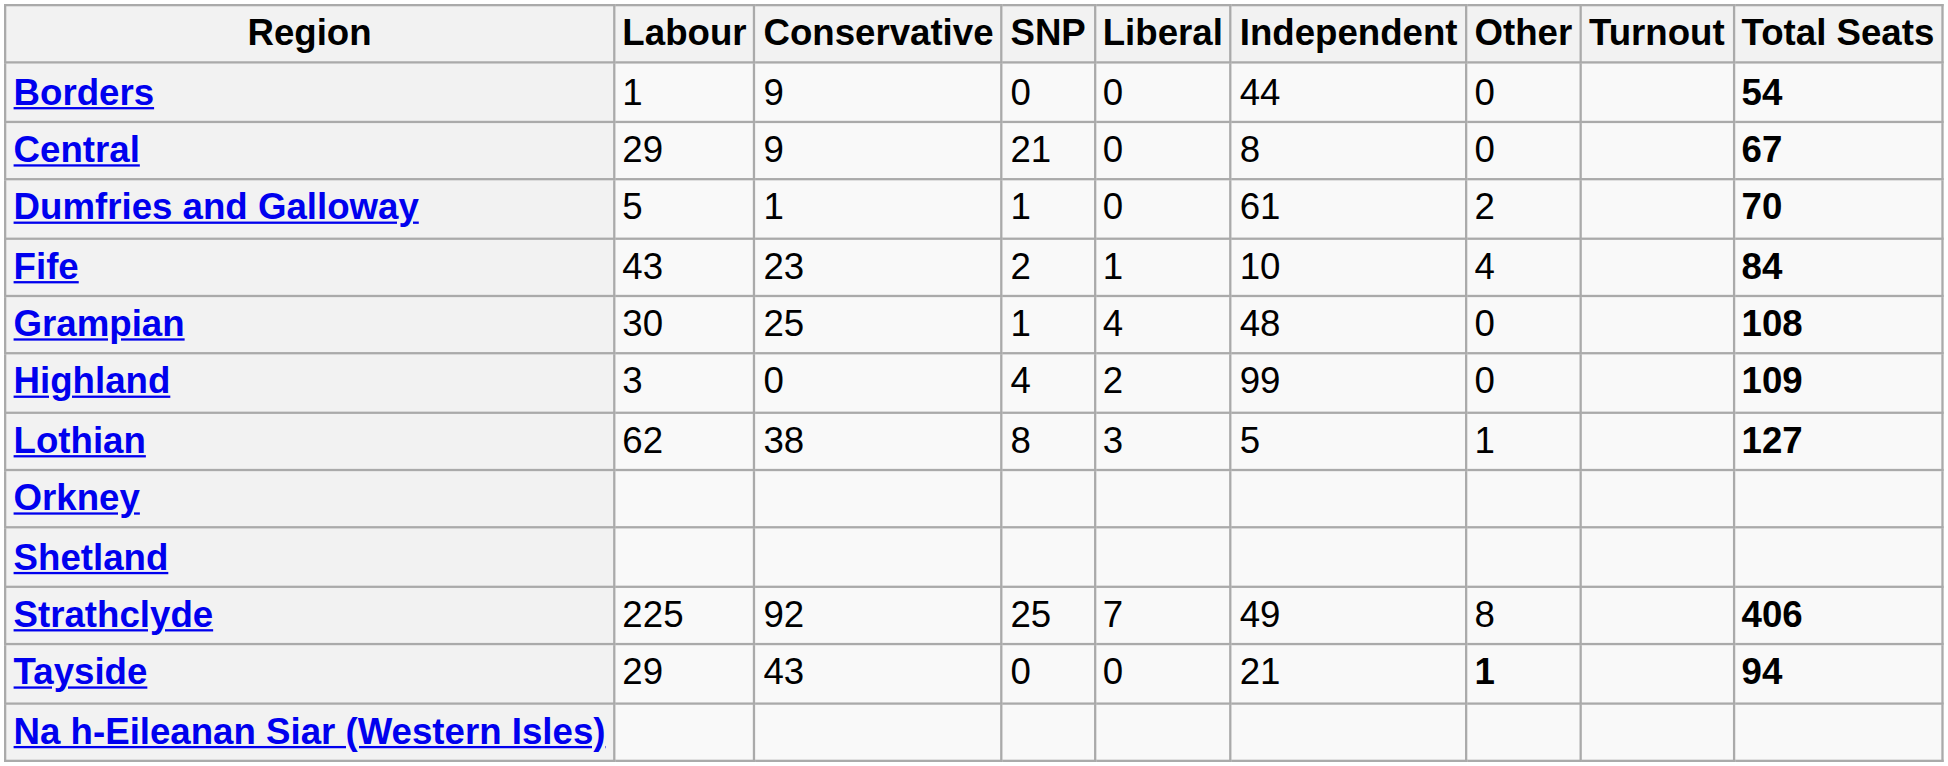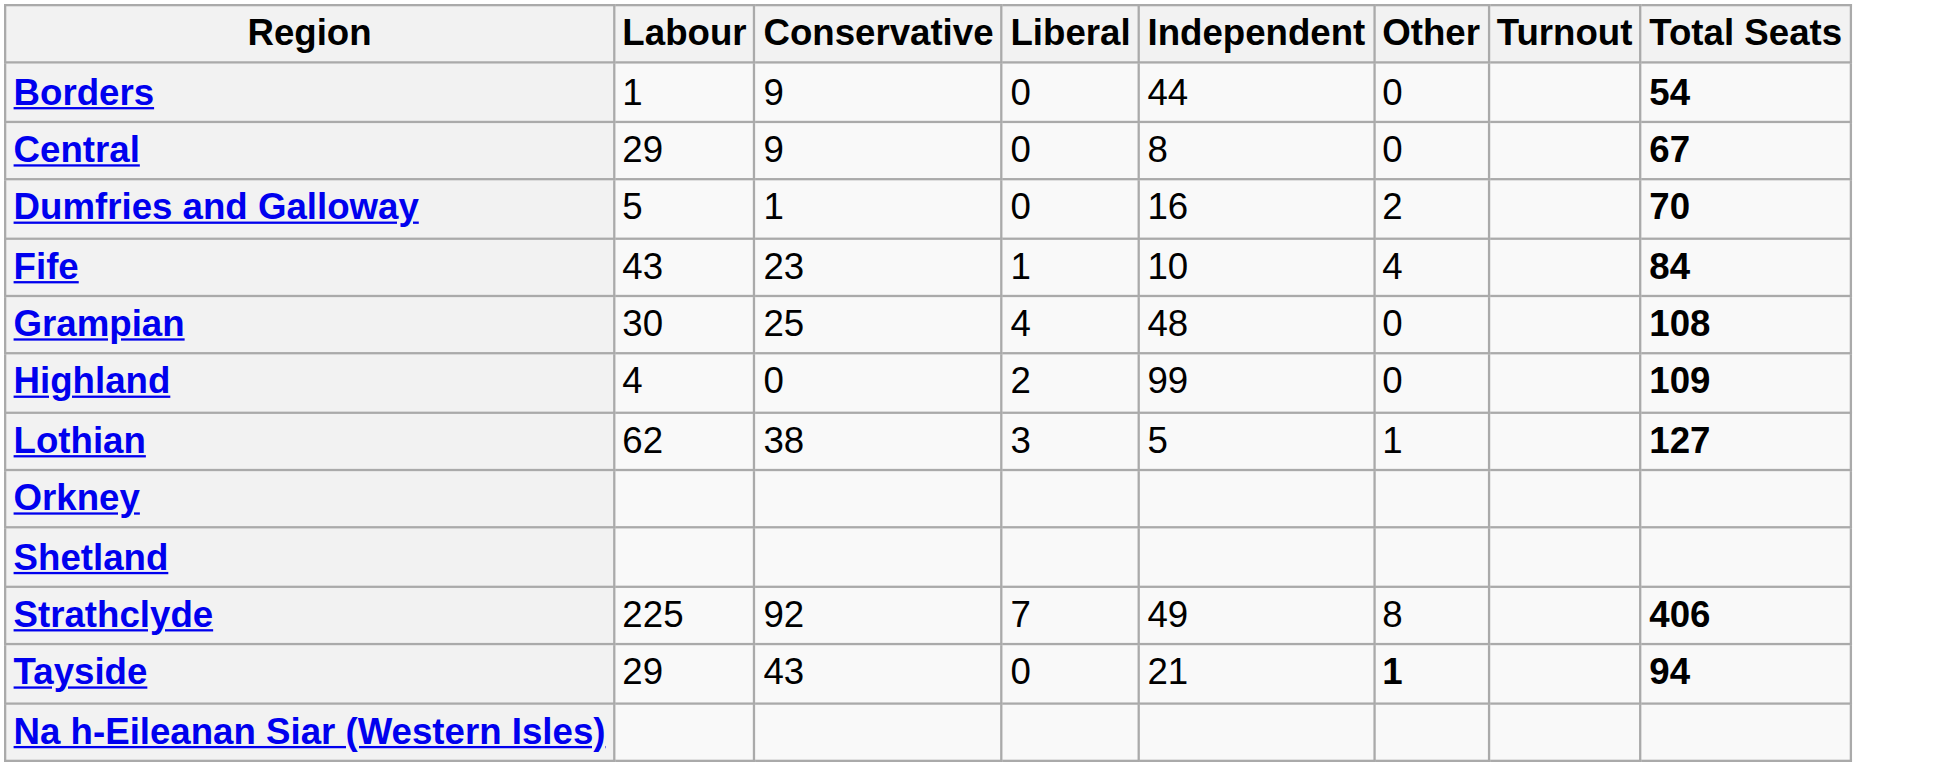- column: (1048, 33)
(1260, 207) 61 -> (1168, 207) 16
(633, 382) 3 -> (633, 382) 4
